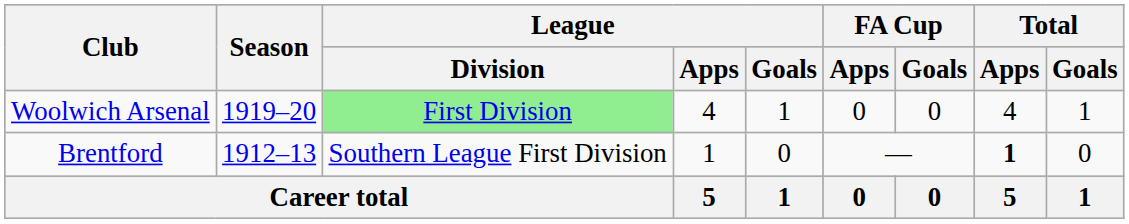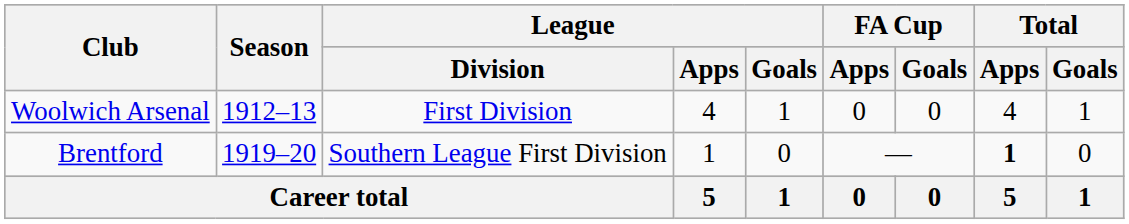(269, 111) 1919–20 -> (269, 111) 1912–13
(498, 111) lightgreen background -> (498, 111) no background
(269, 153) 1912–13 -> (269, 153) 1919–20
